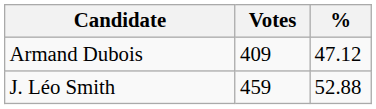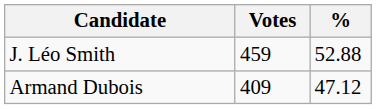rows swapped: (62, 86) <-> (76, 53)
